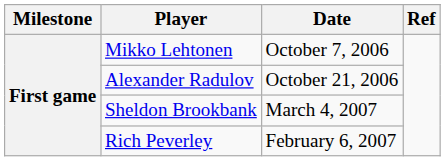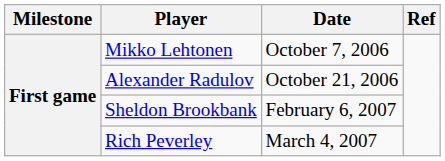(321, 110) March 4, 2007 -> (331, 110) February 6, 2007
(331, 140) February 6, 2007 -> (321, 140) March 4, 2007
